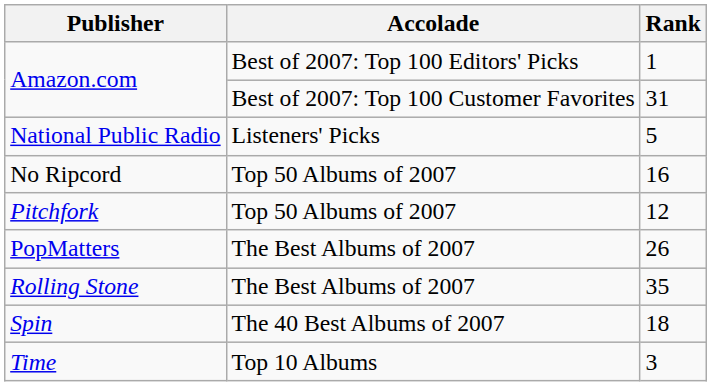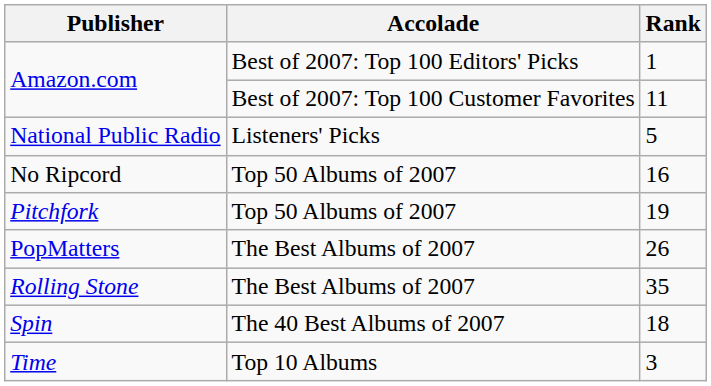(657, 98) 31 -> (657, 98) 11
(657, 211) 12 -> (657, 211) 19
